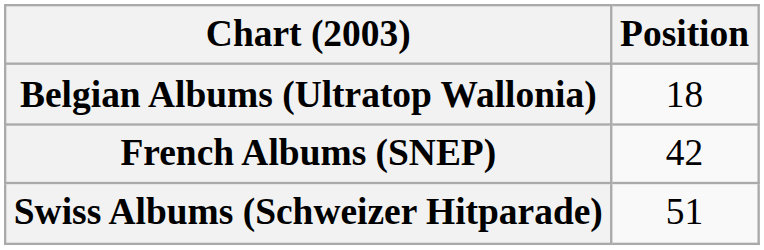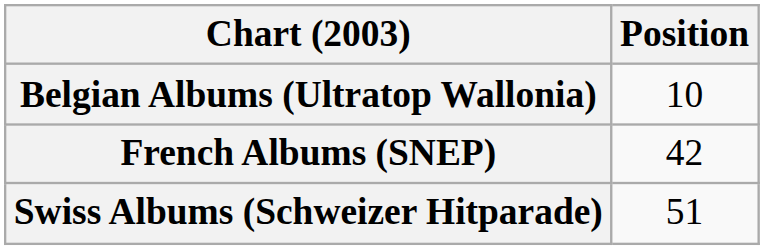(685, 93) 18 -> (685, 93) 10
